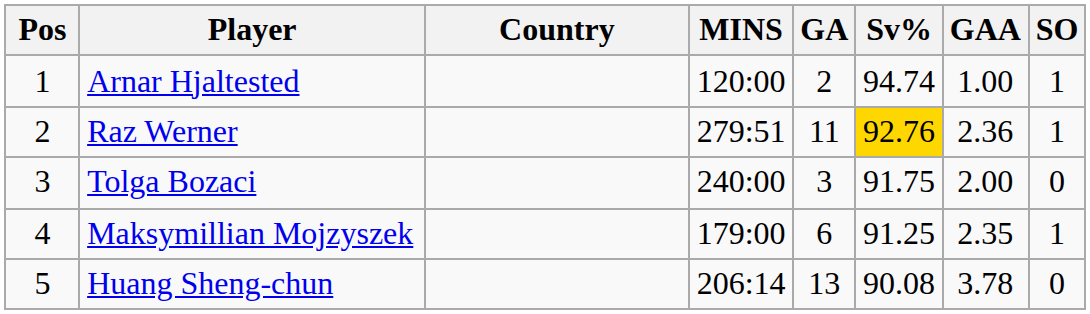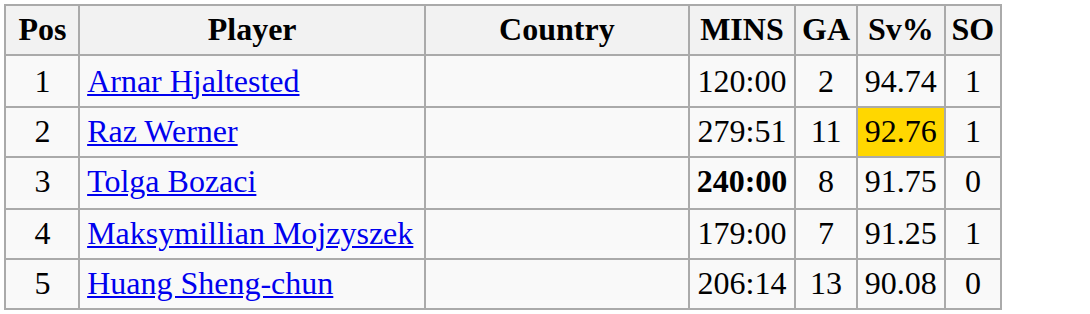- column: (985, 29)
(741, 182) normal -> (742, 182) bold
(824, 182) 3 -> (826, 182) 8
(824, 232) 6 -> (826, 232) 7
